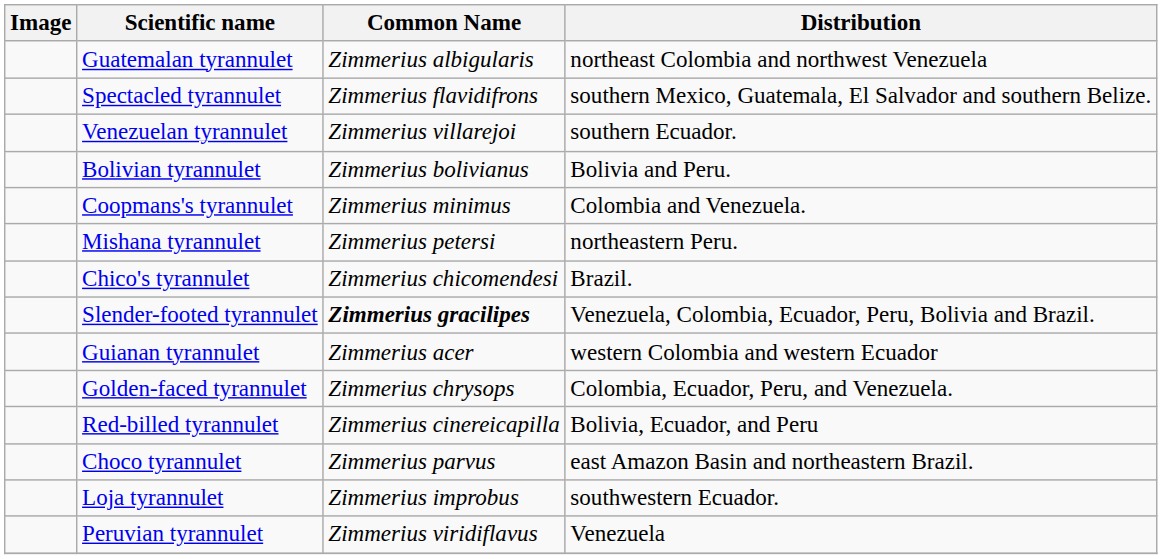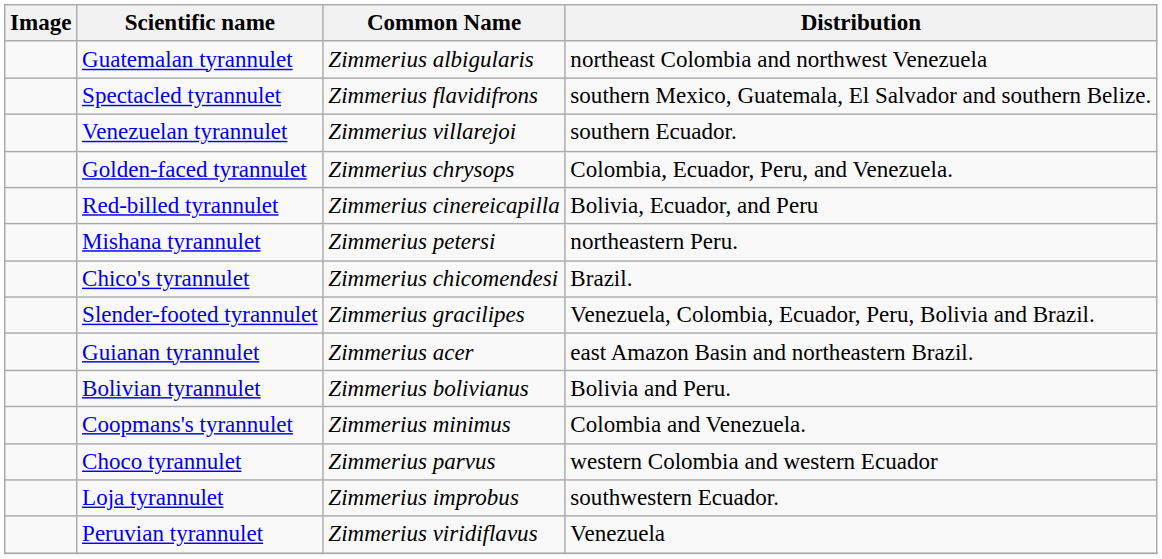rows swapped: (171, 168) <-> (194, 388)
rows swapped: (180, 424) <-> (187, 205)
(429, 315) bold -> (427, 315) normal
(754, 351) western Colombia and western Ecuador -> (772, 351) east Amazon Basin and northeastern Brazil.
(772, 461) east Amazon Basin and northeastern Brazil. -> (754, 461) western Colombia and western Ecuador
